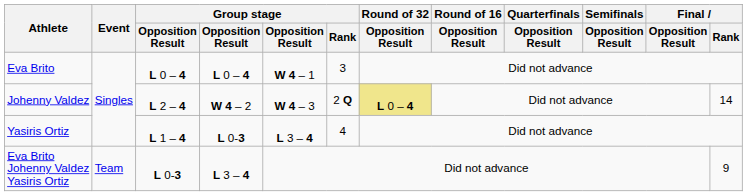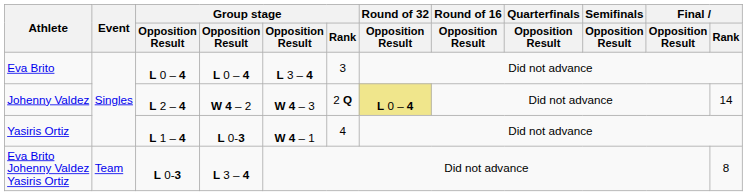(295, 75) W 4 – 1 -> (295, 75) L 3 – 4
(295, 138) L 3 – 4 -> (295, 138) W 4 – 1
(726, 169) 9 -> (726, 169) 8
